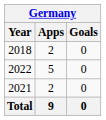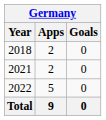rows swapped: (20, 87) <-> (20, 69)
